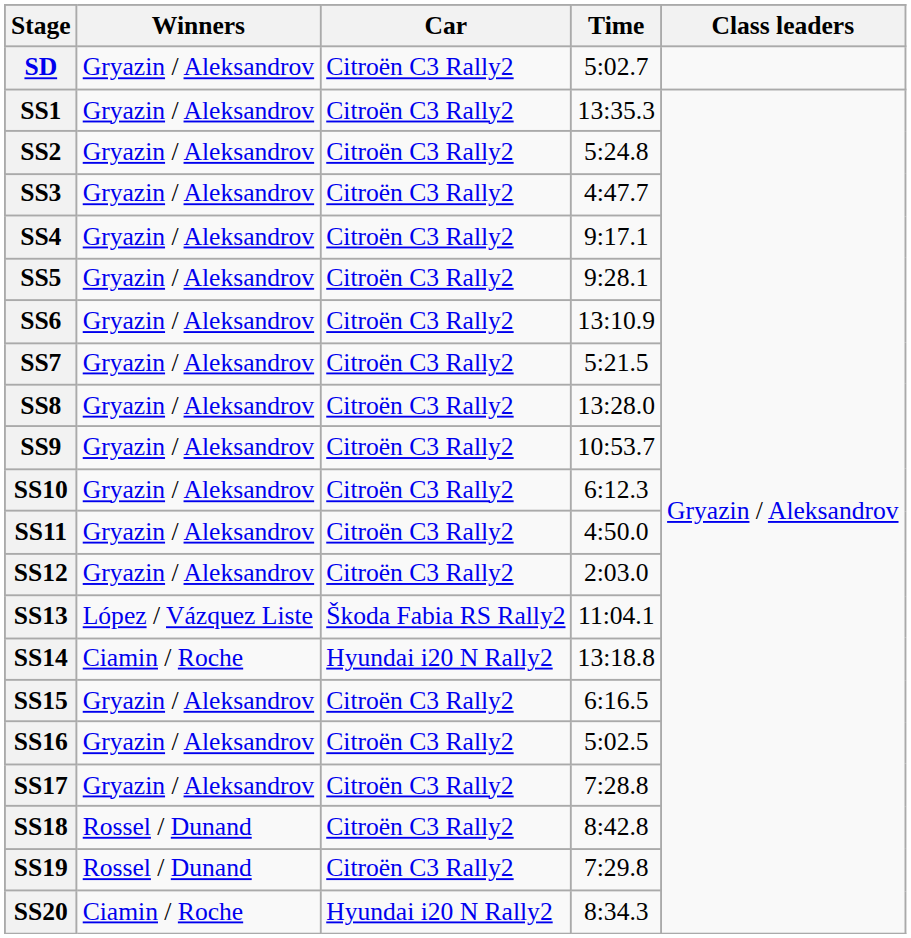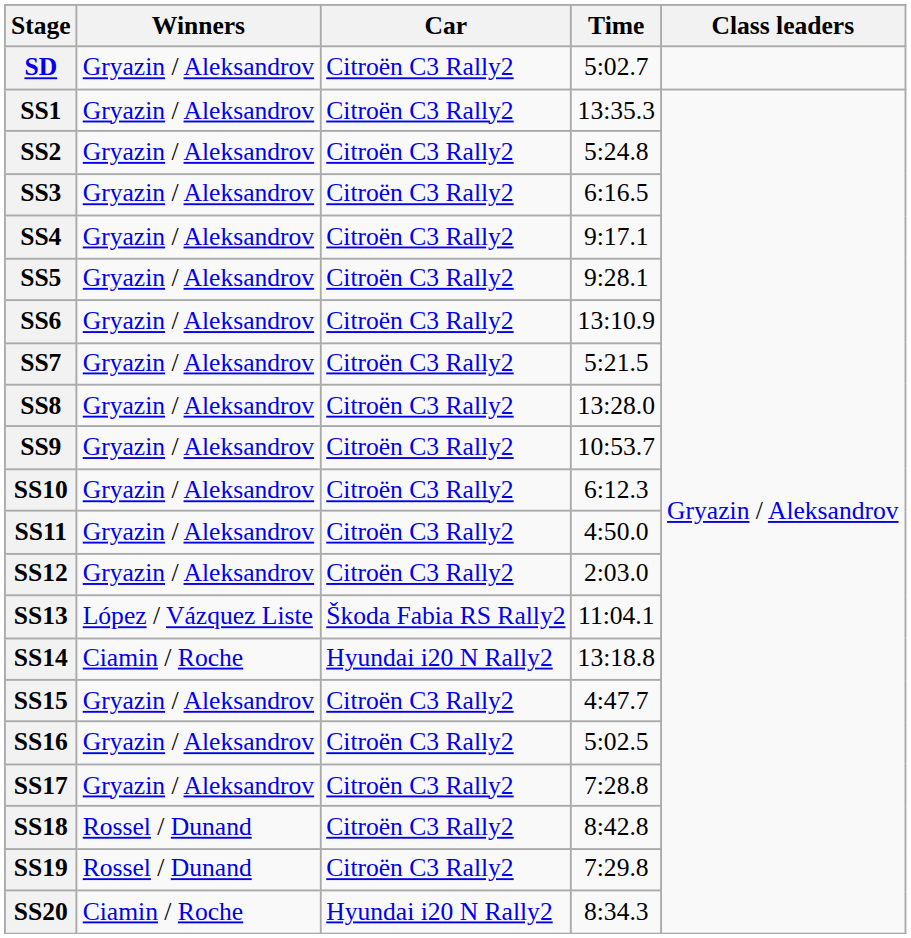(616, 193) 4:47.7 -> (616, 193) 6:16.5
(616, 700) 6:16.5 -> (616, 700) 4:47.7
